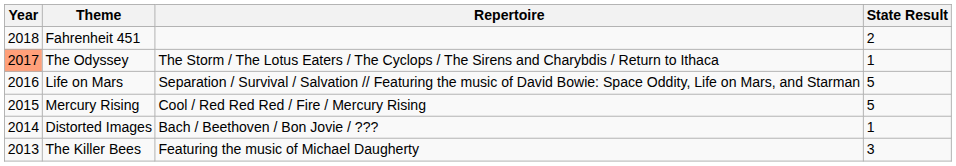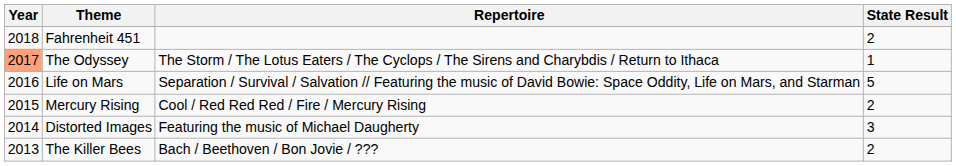(871, 104) 5 -> (871, 104) 2
(268, 127) Bach / Beethoven / Bon Jovie / ??? -> (289, 127) Featuring the music of Michael Daugherty
(871, 127) 1 -> (871, 127) 3
(289, 149) Featuring the music of Michael Daugherty -> (268, 149) Bach / Beethoven / Bon Jovie / ???
(871, 149) 3 -> (871, 149) 2
